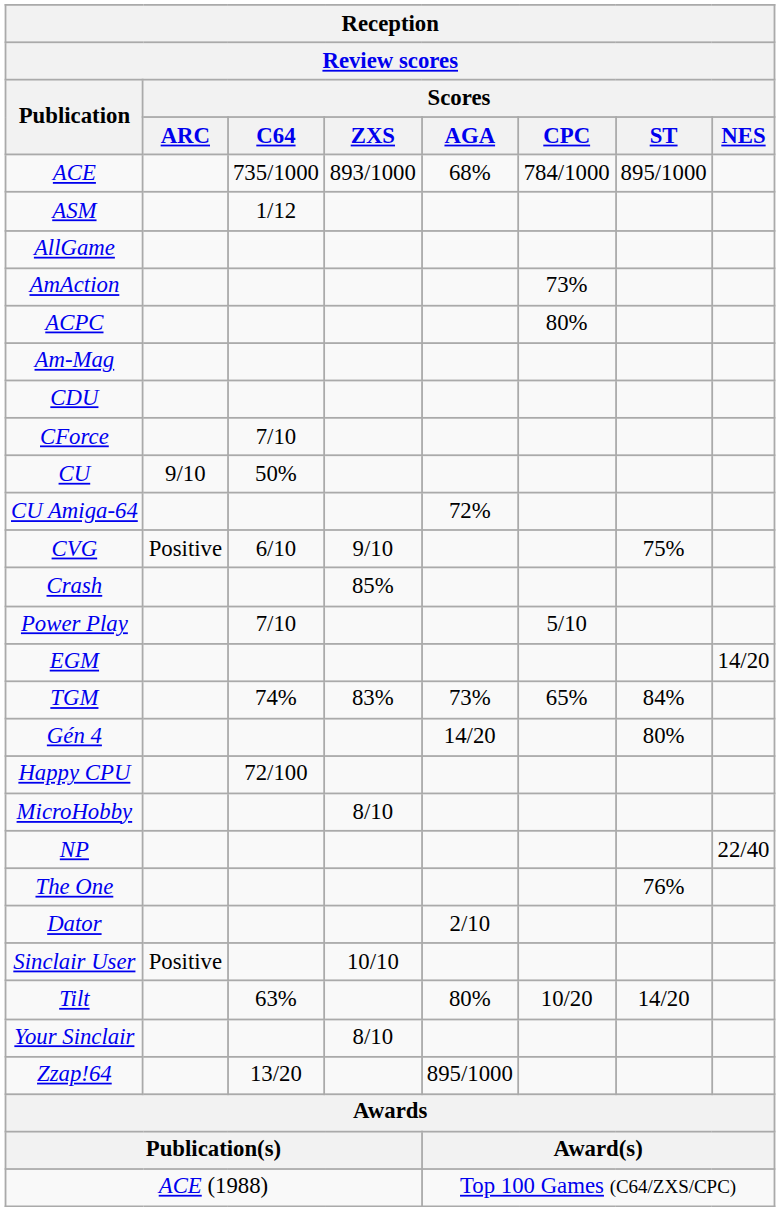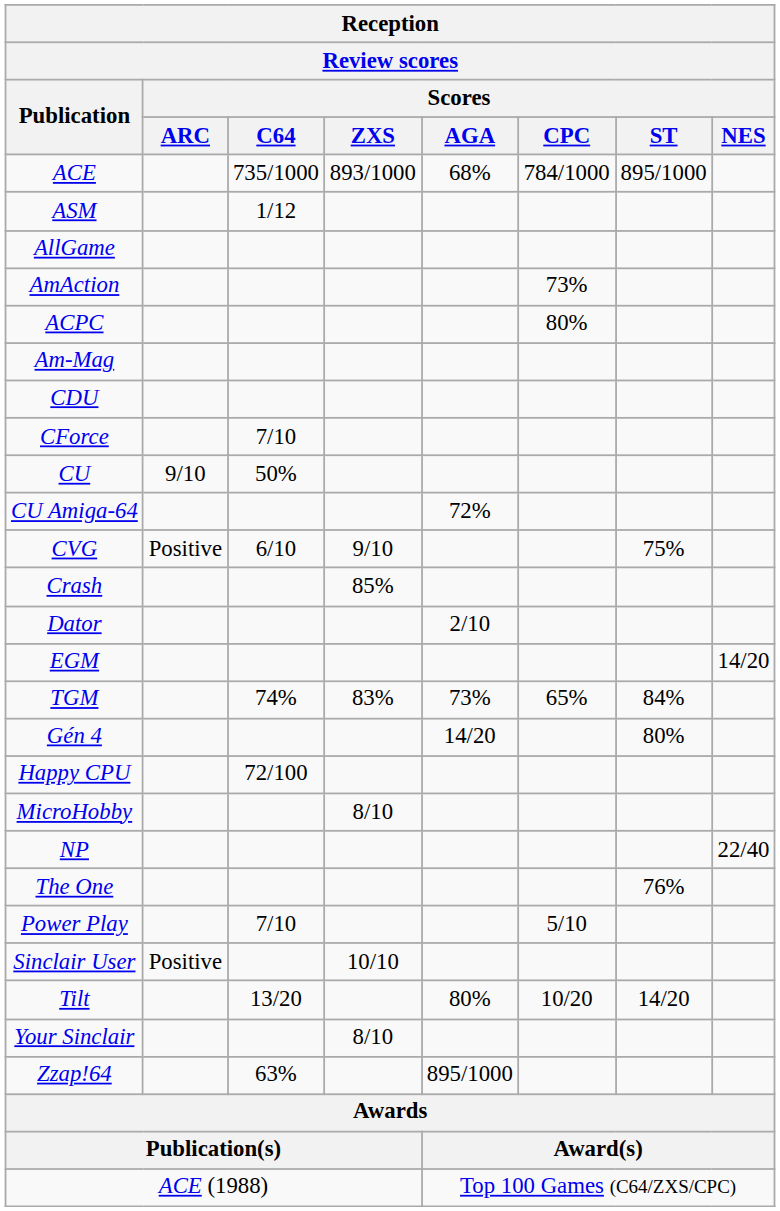rows swapped: (74, 924) <-> (74, 624)
(276, 999) 63% -> (276, 999) 13/20
(276, 1074) 13/20 -> (276, 1074) 63%
